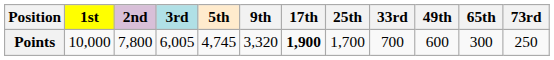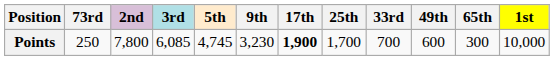columns swapped: (90, 16) <-> (526, 16)
(177, 42) 6,005 -> (173, 42) 6,085
(261, 42) 3,320 -> (257, 42) 3,230
